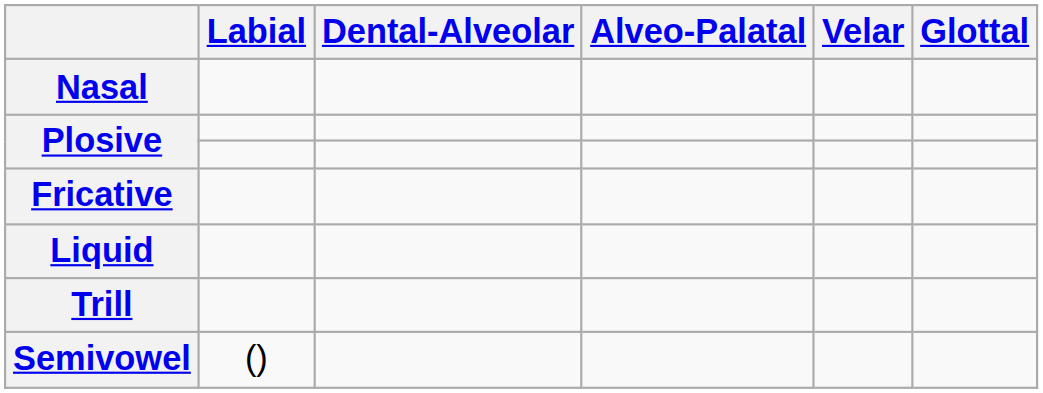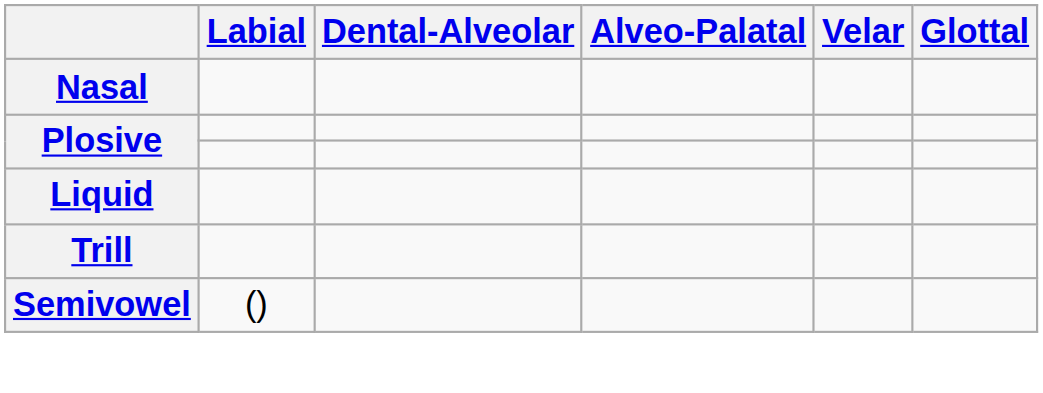- row: (102, 195)
